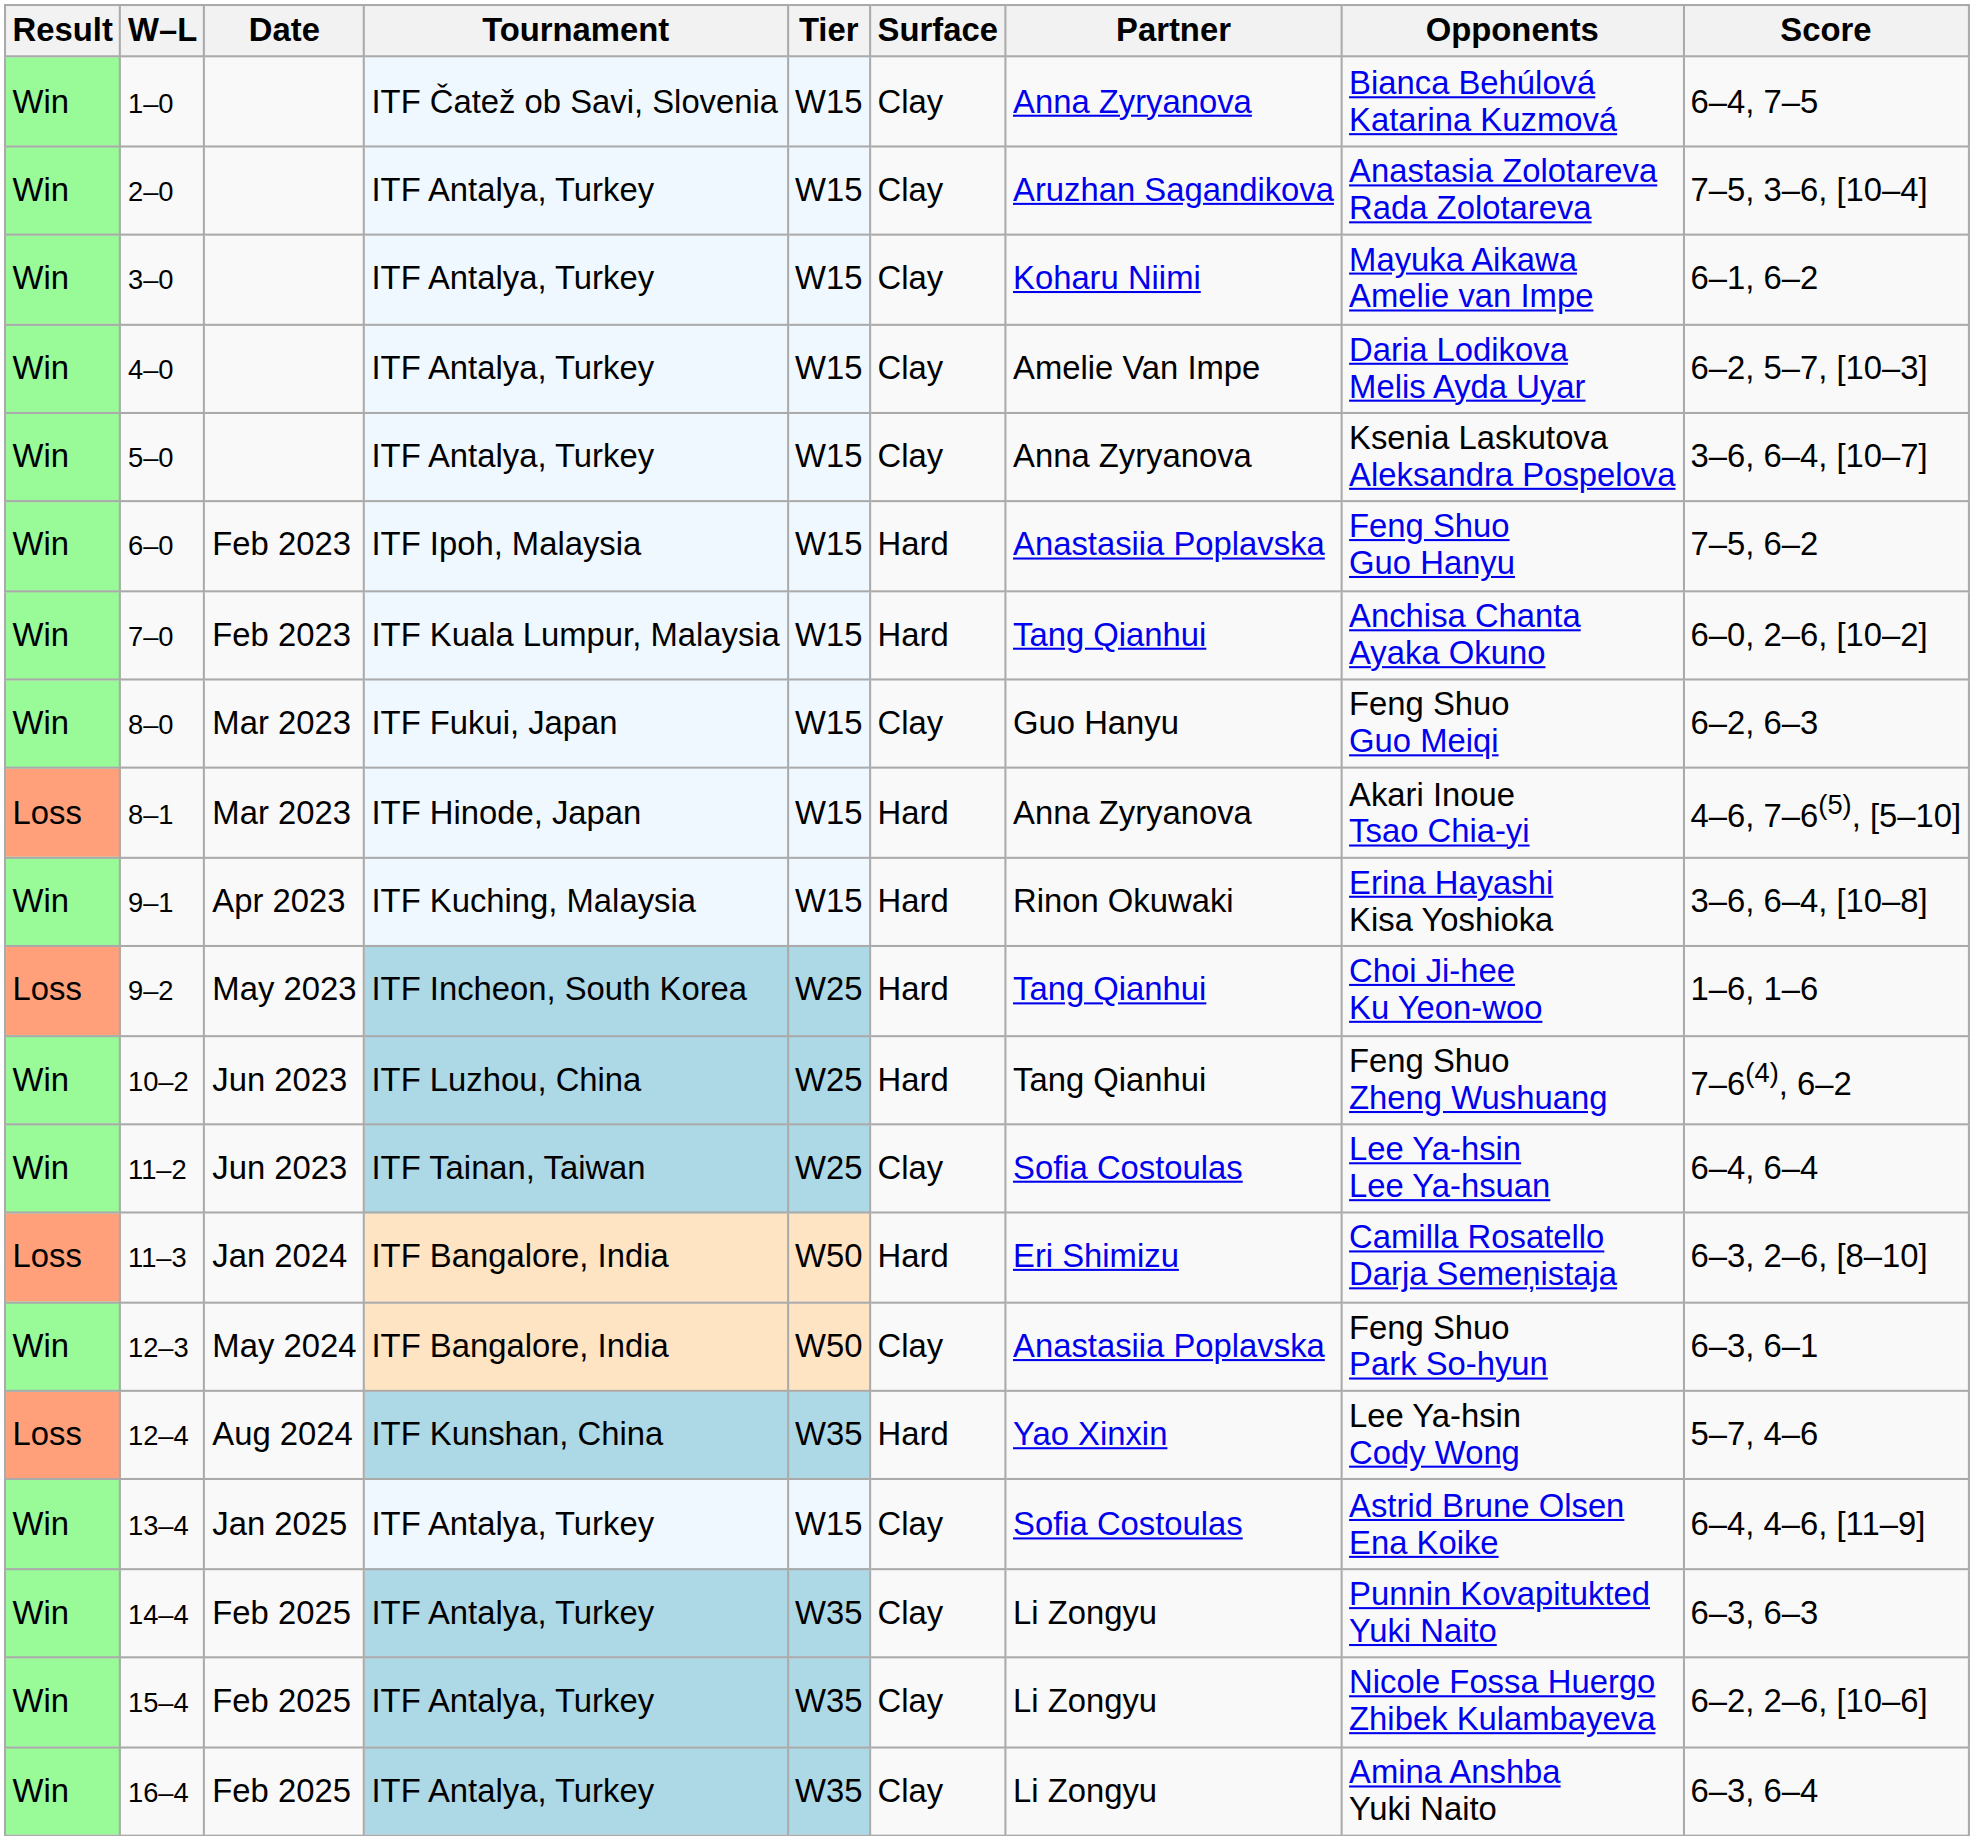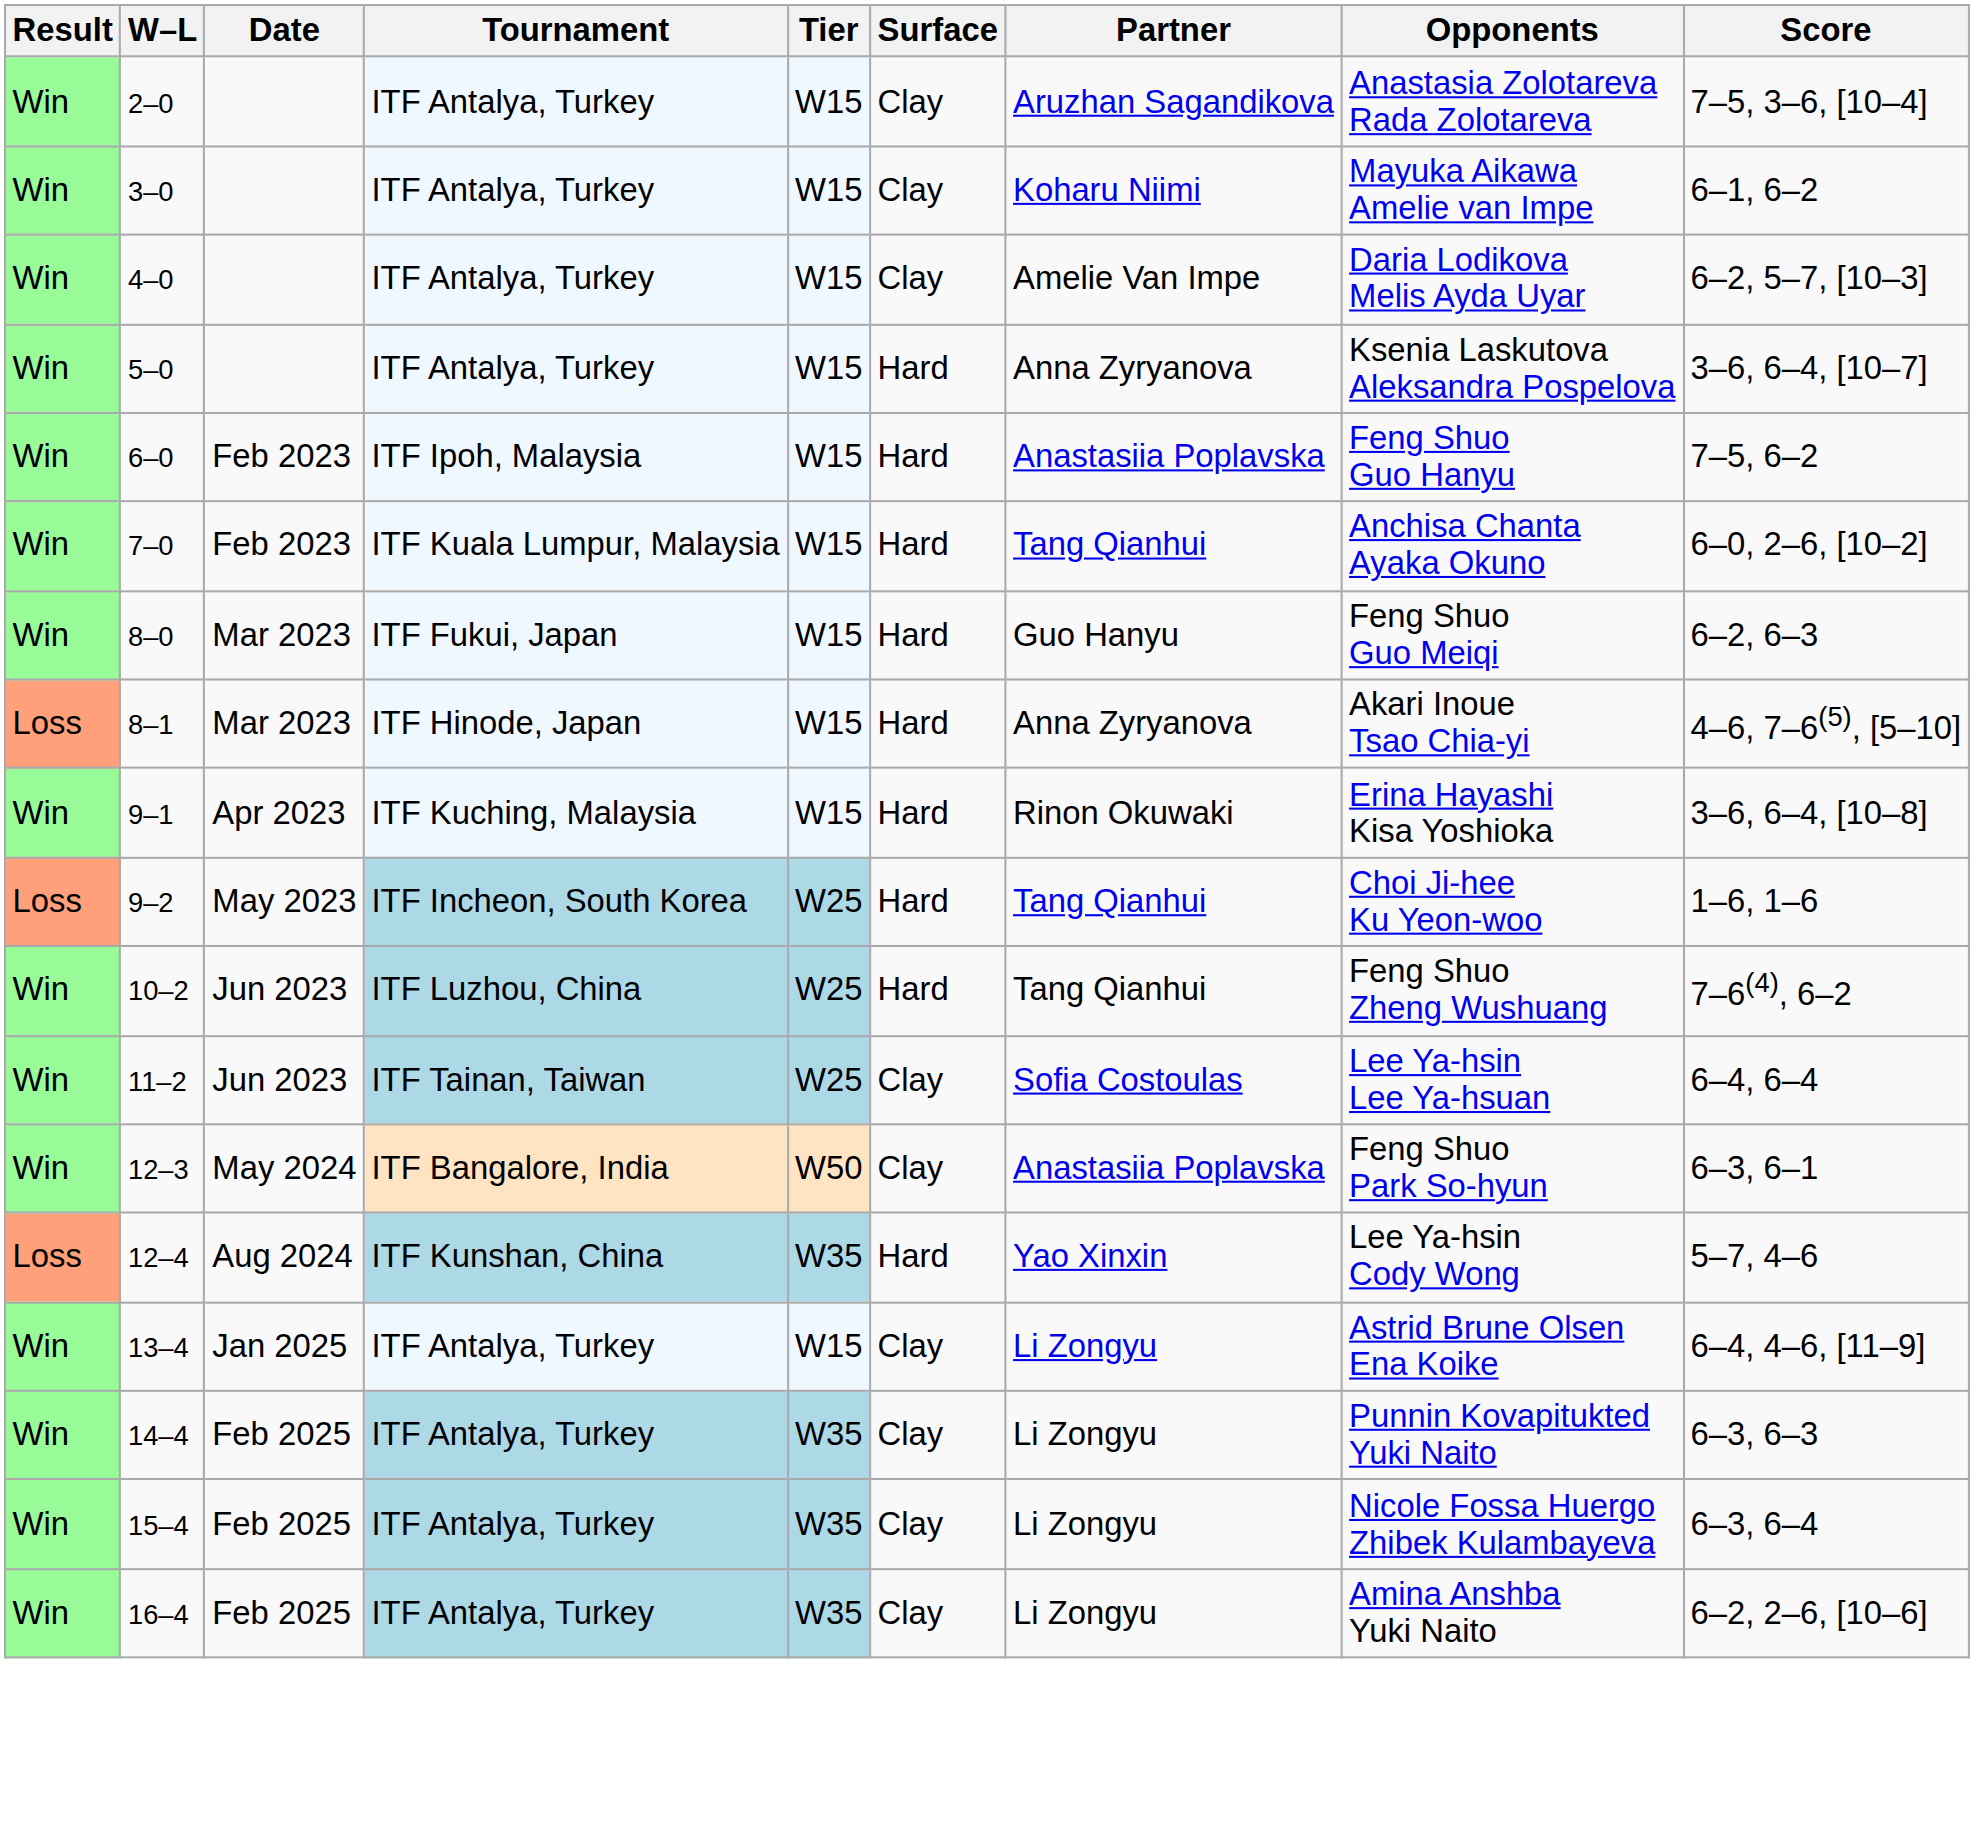- row: (151, 103)
(910, 456) Clay -> (913, 367) Hard
(910, 723) Clay -> (913, 634) Hard
- row: (157, 1258)
(1128, 1523) Sofia Costoulas -> (1085, 1345) Li Zongyu
(1809, 1701) 6–2, 2–6, [10–6] -> (1754, 1523) 6–3, 6–4
(1754, 1790) 6–3, 6–4 -> (1809, 1612) 6–2, 2–6, [10–6]
